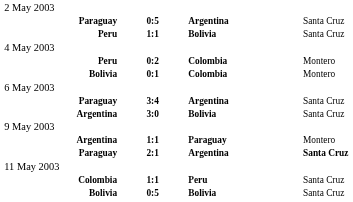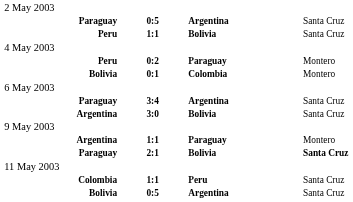(208, 61) Colombia -> (207, 61) Paraguay
(208, 153) Argentina -> (202, 153) Bolivia
(202, 193) Bolivia -> (208, 193) Argentina
